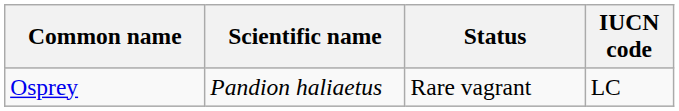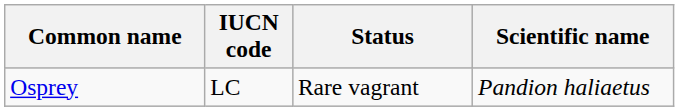columns swapped: (305, 36) <-> (629, 36)
